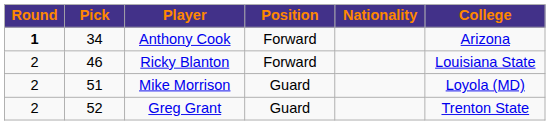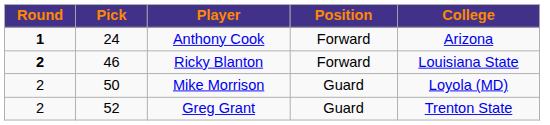- column: (380, 16)
(95, 39) 34 -> (112, 39) 24
(34, 62) normal -> (40, 62) bold
(95, 85) 51 -> (112, 85) 50
